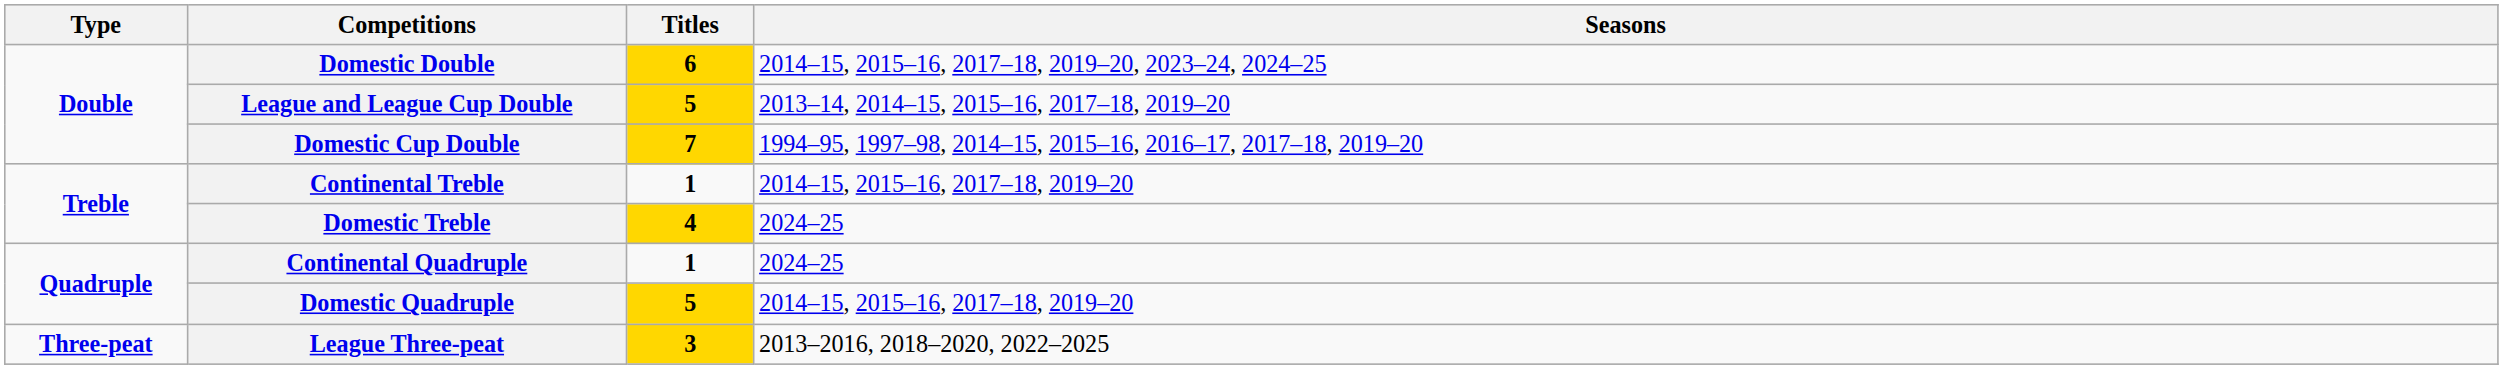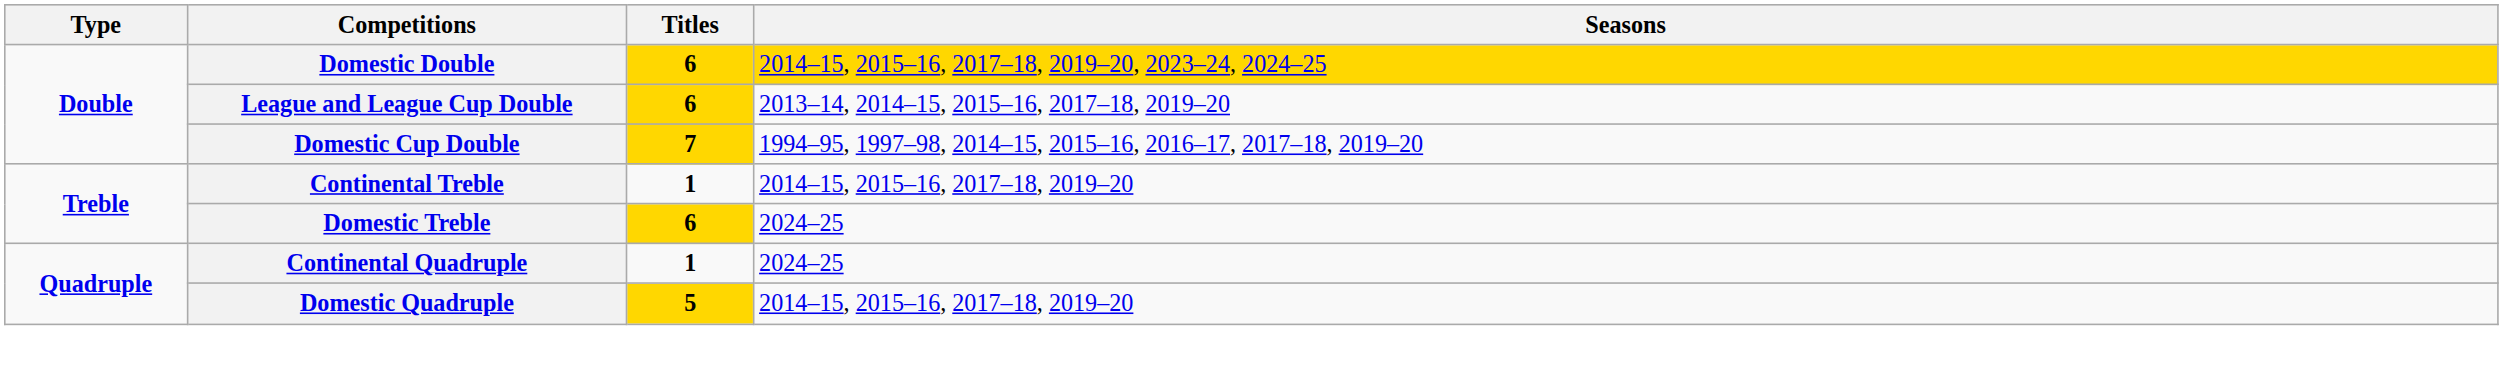(1043, 64) no background -> (1043, 64) gold background
(690, 104) 5 -> (690, 104) 6
(690, 223) 4 -> (690, 223) 6
- row: (407, 343)
